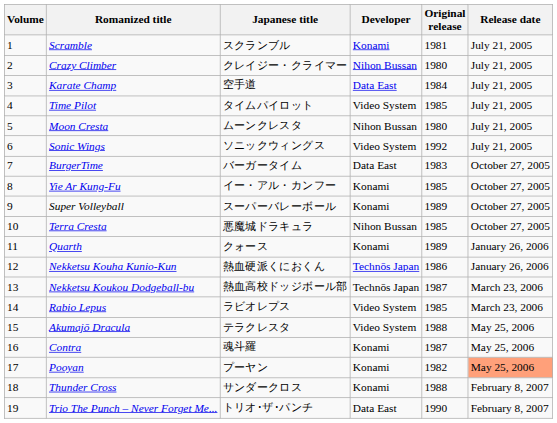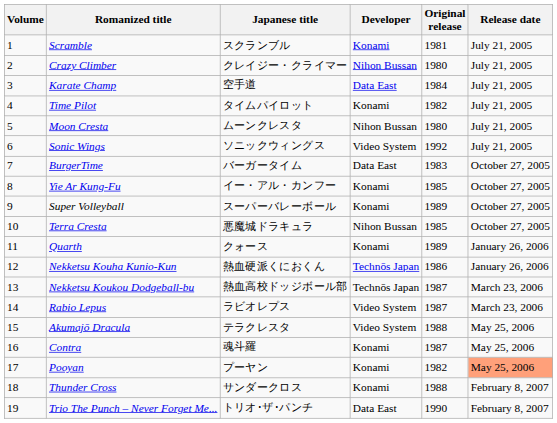(385, 105) Video System -> (371, 105) Konami
(436, 105) 1985 -> (436, 105) 1982
(436, 307) 1985 -> (436, 307) 1987
